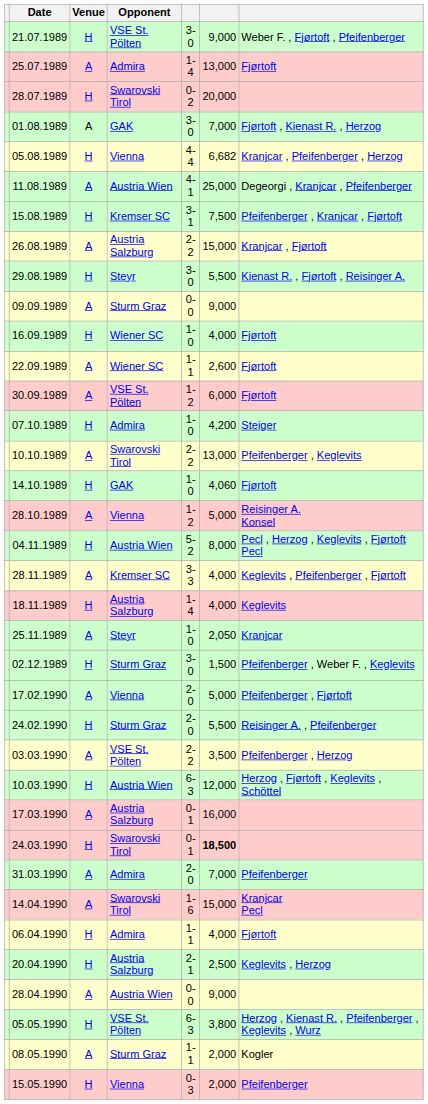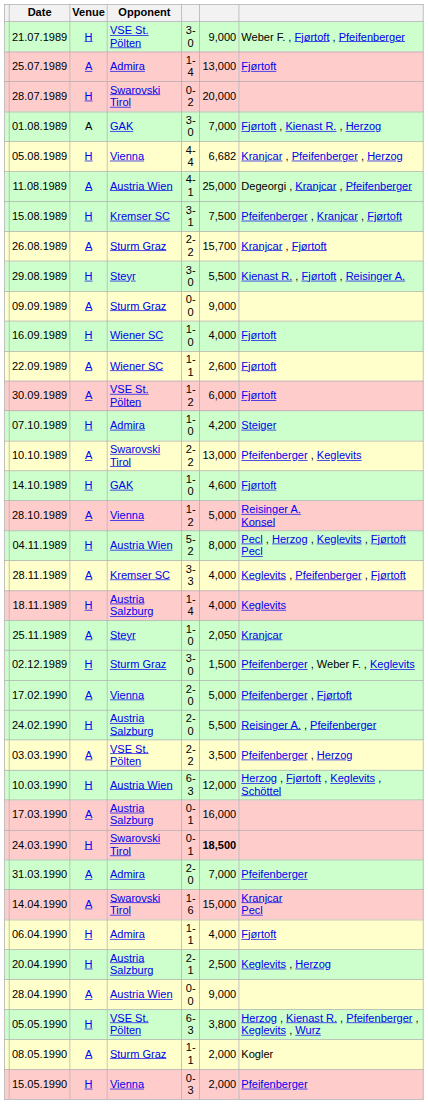(132, 246) Austria Salzburg -> (138, 246) Sturm Graz
(219, 246) 15,000 -> (219, 246) 15,700
(222, 485) 4,060 -> (222, 485) 4,600
(138, 725) Sturm Graz -> (132, 725) Austria Salzburg
